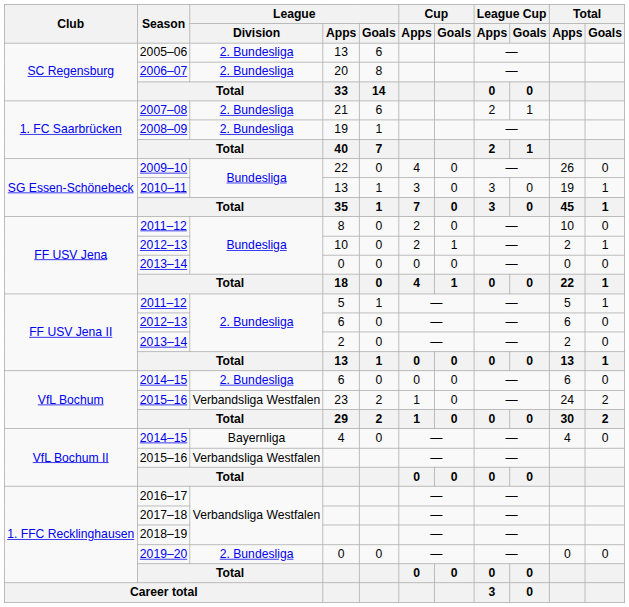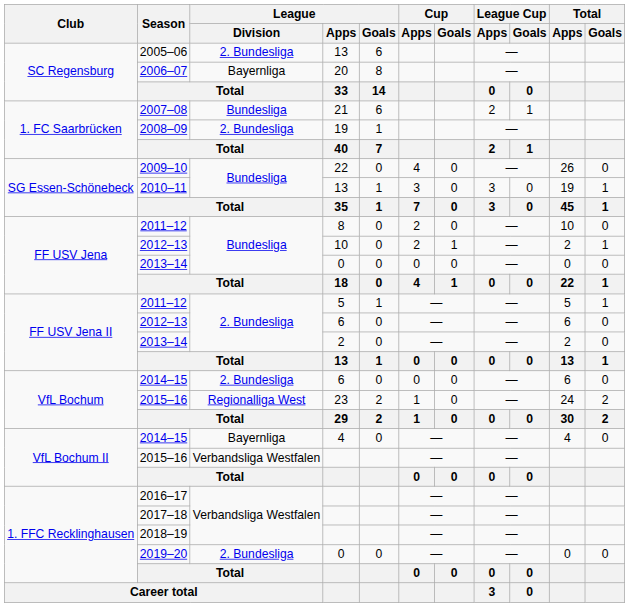(257, 71) 2. Bundesliga -> (257, 71) Bayernliga
(257, 110) 2. Bundesliga -> (257, 110) Bundesliga
(257, 399) Verbandsliga Westfalen -> (257, 399) Regionalliga West
